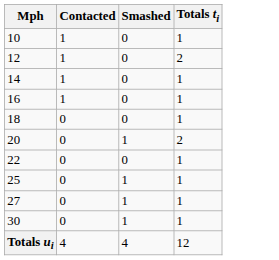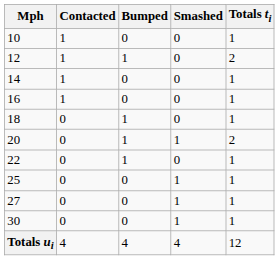+ column: (145, 16)
